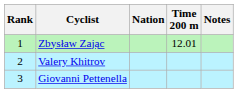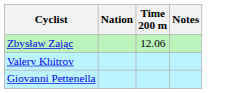- column: (20, 19)
(184, 43) 12.01 -> (153, 43) 12.06
